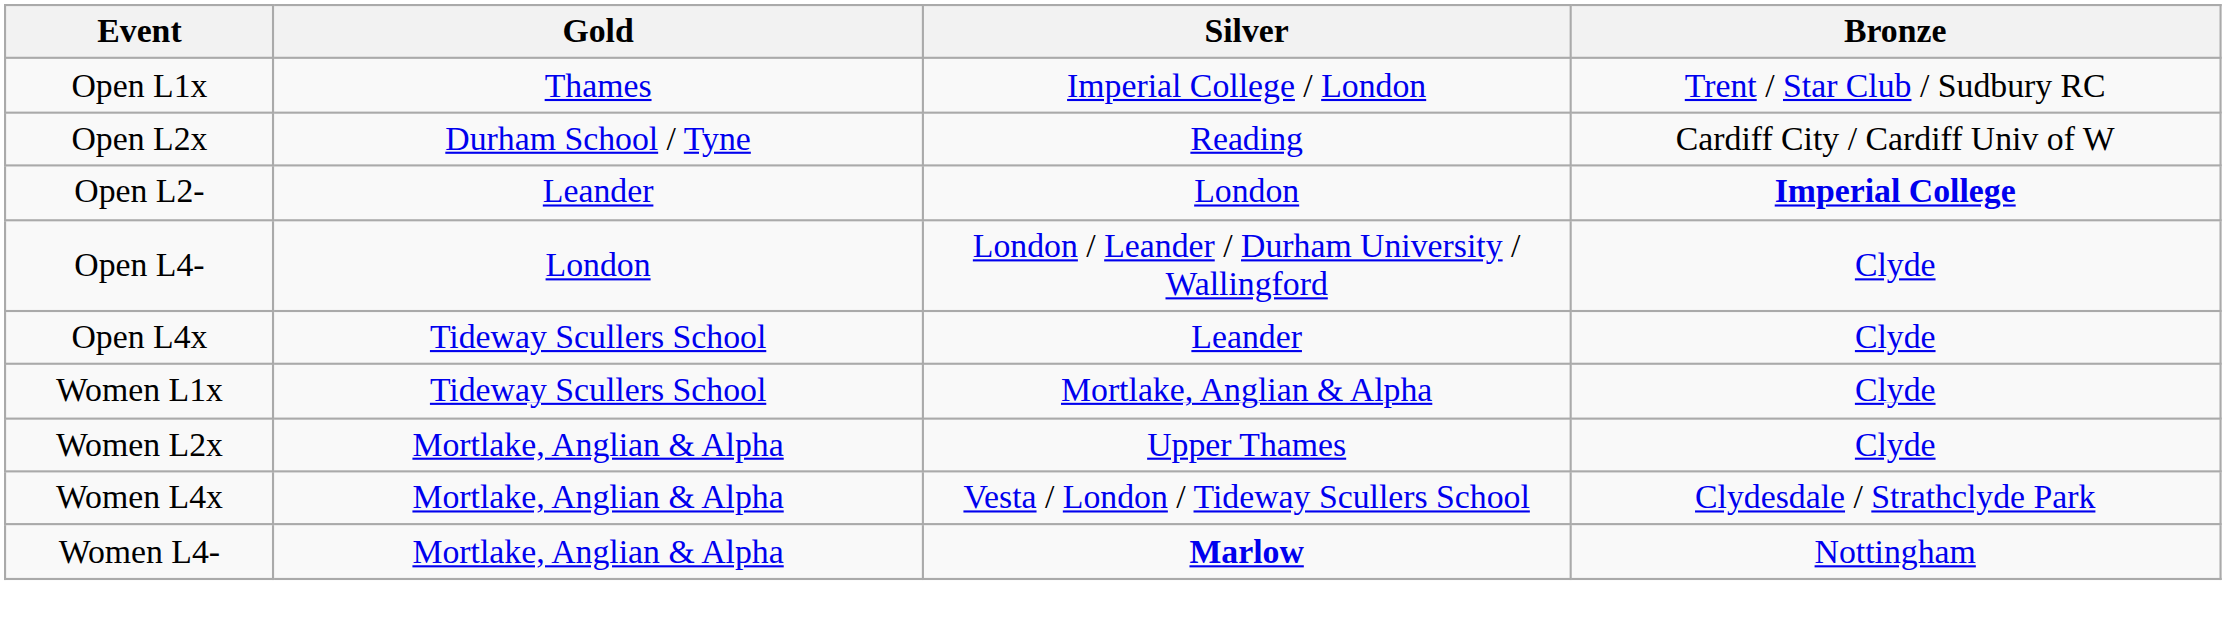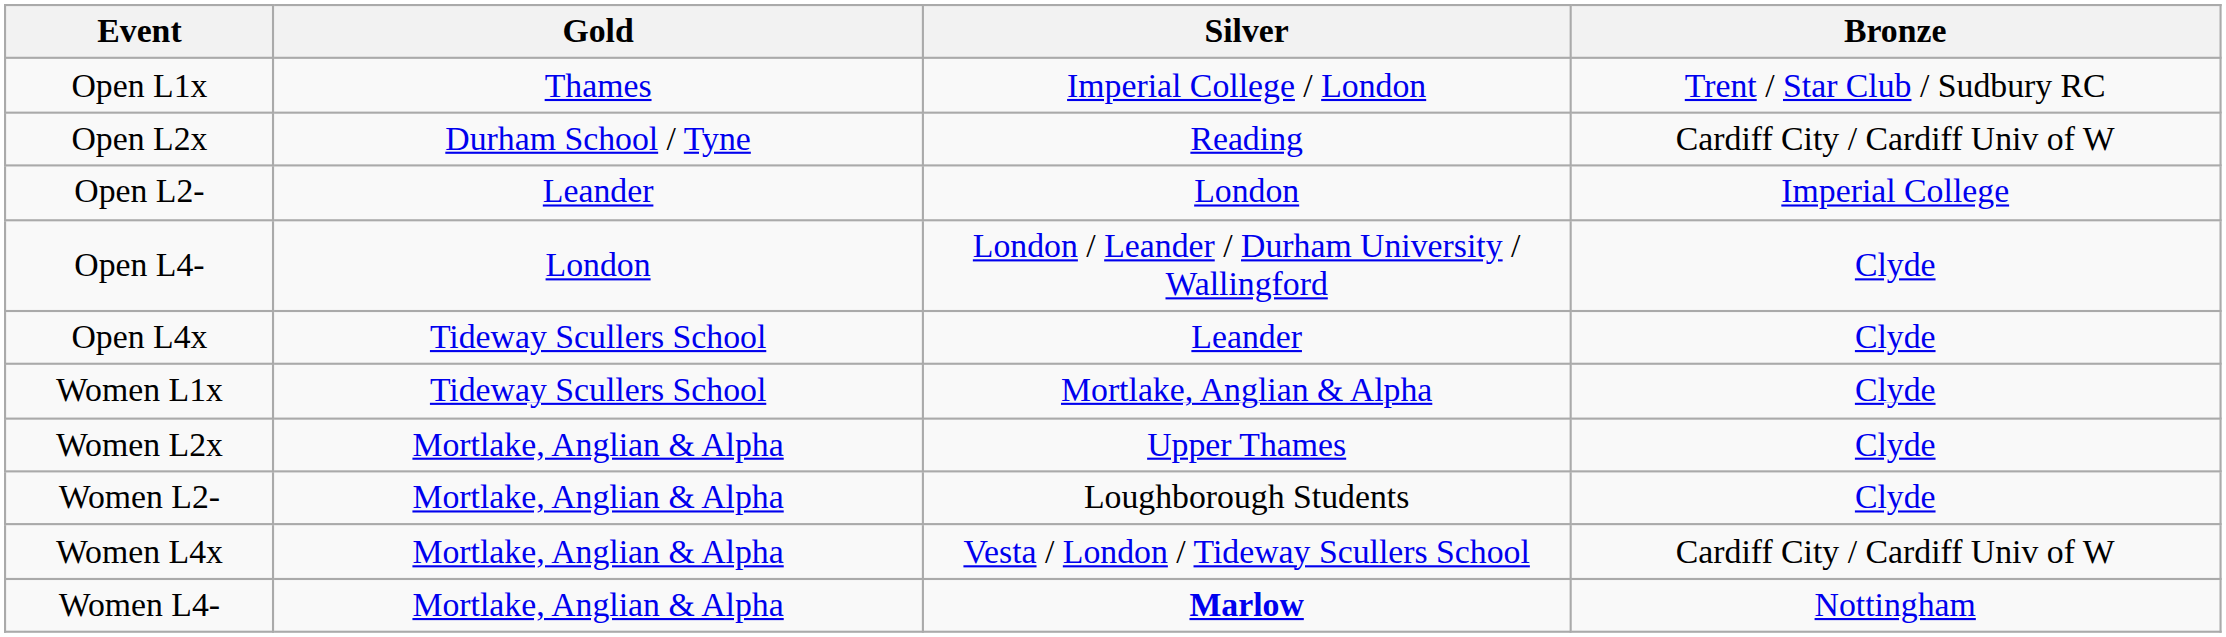(1895, 191) bold -> (1895, 191) normal
+ row: (139, 497)
(1895, 497) Clydesdale / Strathclyde Park -> (1895, 551) Cardiff City / Cardiff Univ of W
